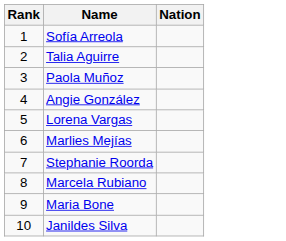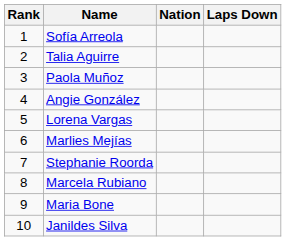+ column: (242, 15)
